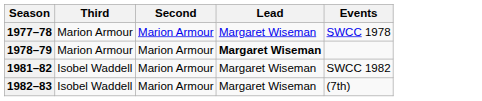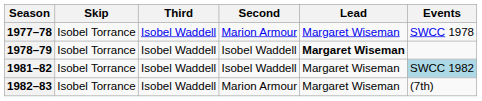+ column: (96, 13)
(95, 31) Marion Armour -> (179, 31) Isobel Waddell
(95, 50) Marion Armour -> (179, 50) Isobel Waddell
(176, 50) Marion Armour -> (259, 50) Isobel Waddell
(176, 68) Marion Armour -> (259, 68) Isobel Waddell
(359, 68) no background -> (442, 68) lightblue background
